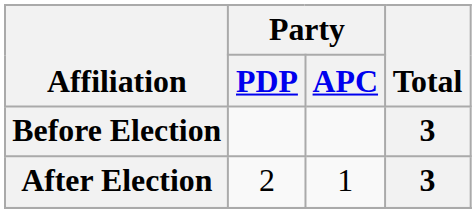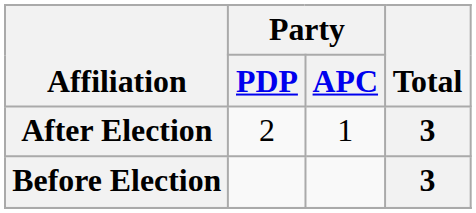rows swapped: (117, 130) <-> (117, 181)
